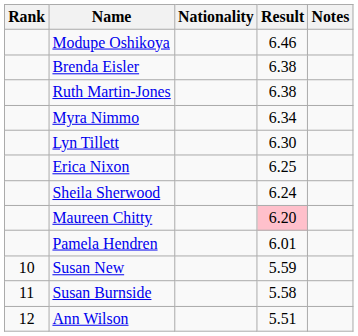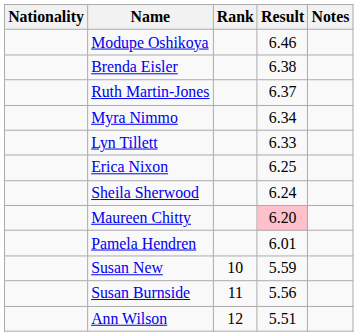columns swapped: (27, 17) <-> (216, 17)
(283, 92) 6.38 -> (283, 92) 6.37
(283, 142) 6.30 -> (283, 142) 6.33
(283, 293) 5.58 -> (283, 293) 5.56
